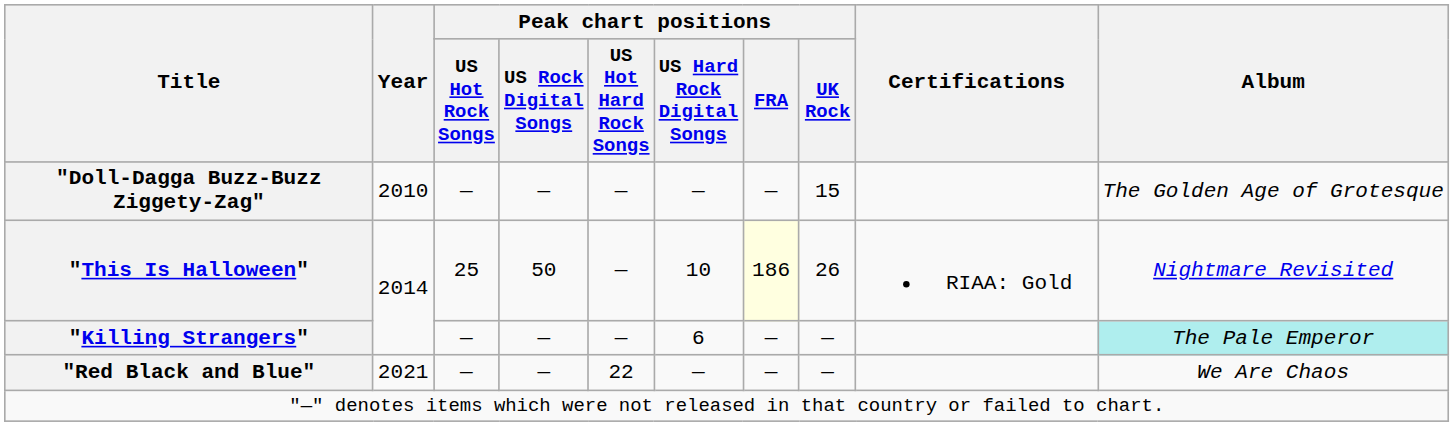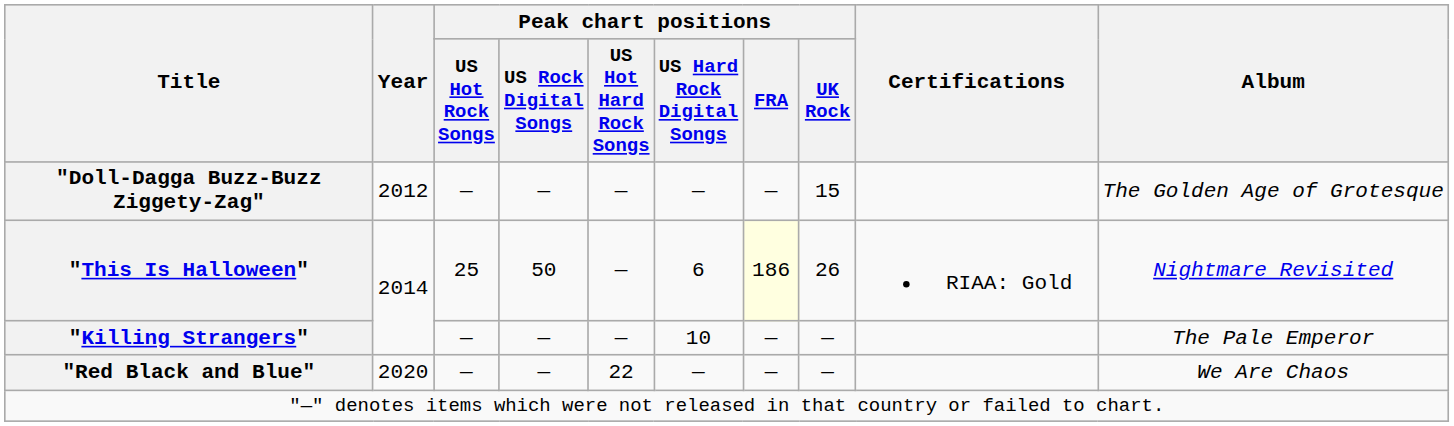(403, 191) 2010 -> (403, 191) 2012
(698, 271) 10 -> (698, 271) 6
(698, 338) 6 -> (698, 338) 10
(1273, 338) paleturquoise background -> (1273, 338) no background
(403, 373) 2021 -> (403, 373) 2020
